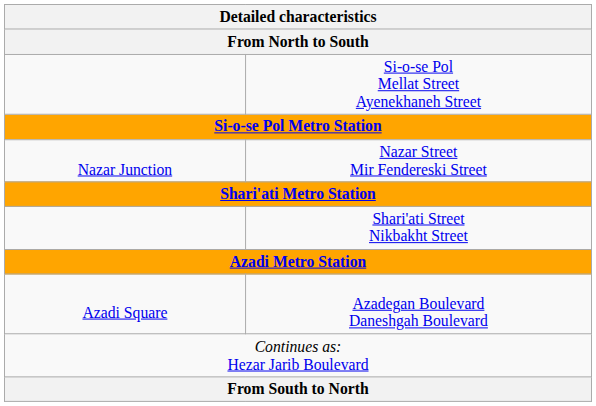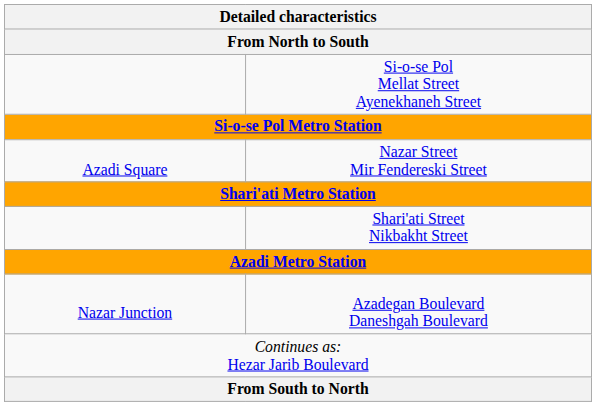(125, 169) Nazar Junction -> (125, 169) Azadi Square
(125, 312) Azadi Square -> (125, 312) Nazar Junction
